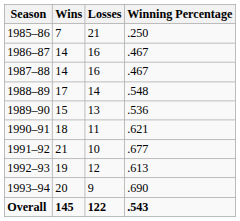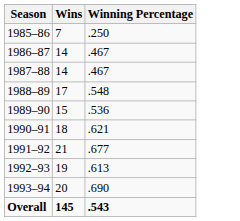- column: (105, 14)
